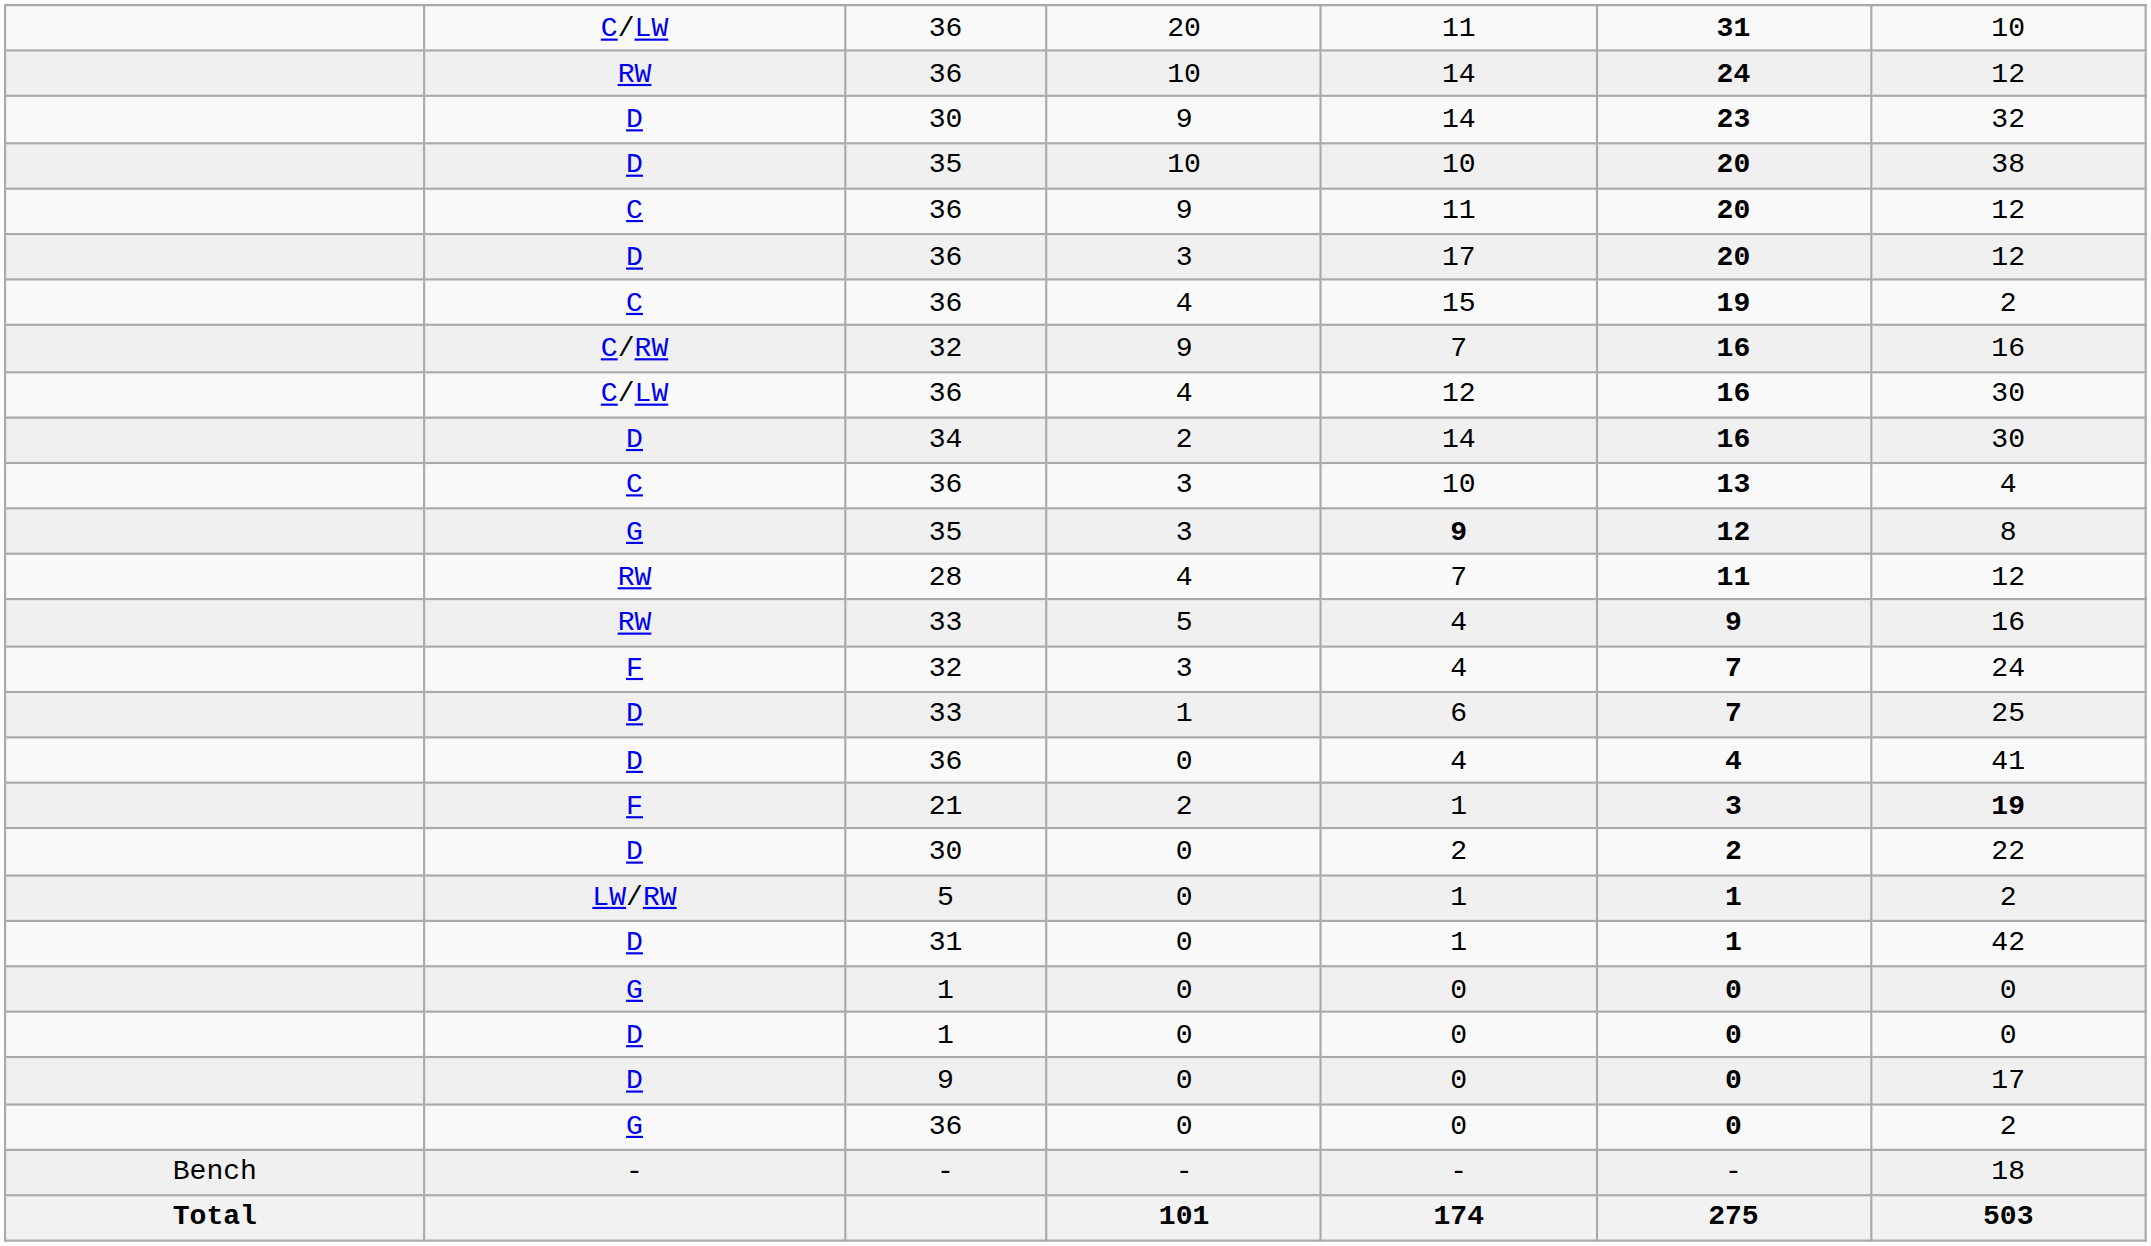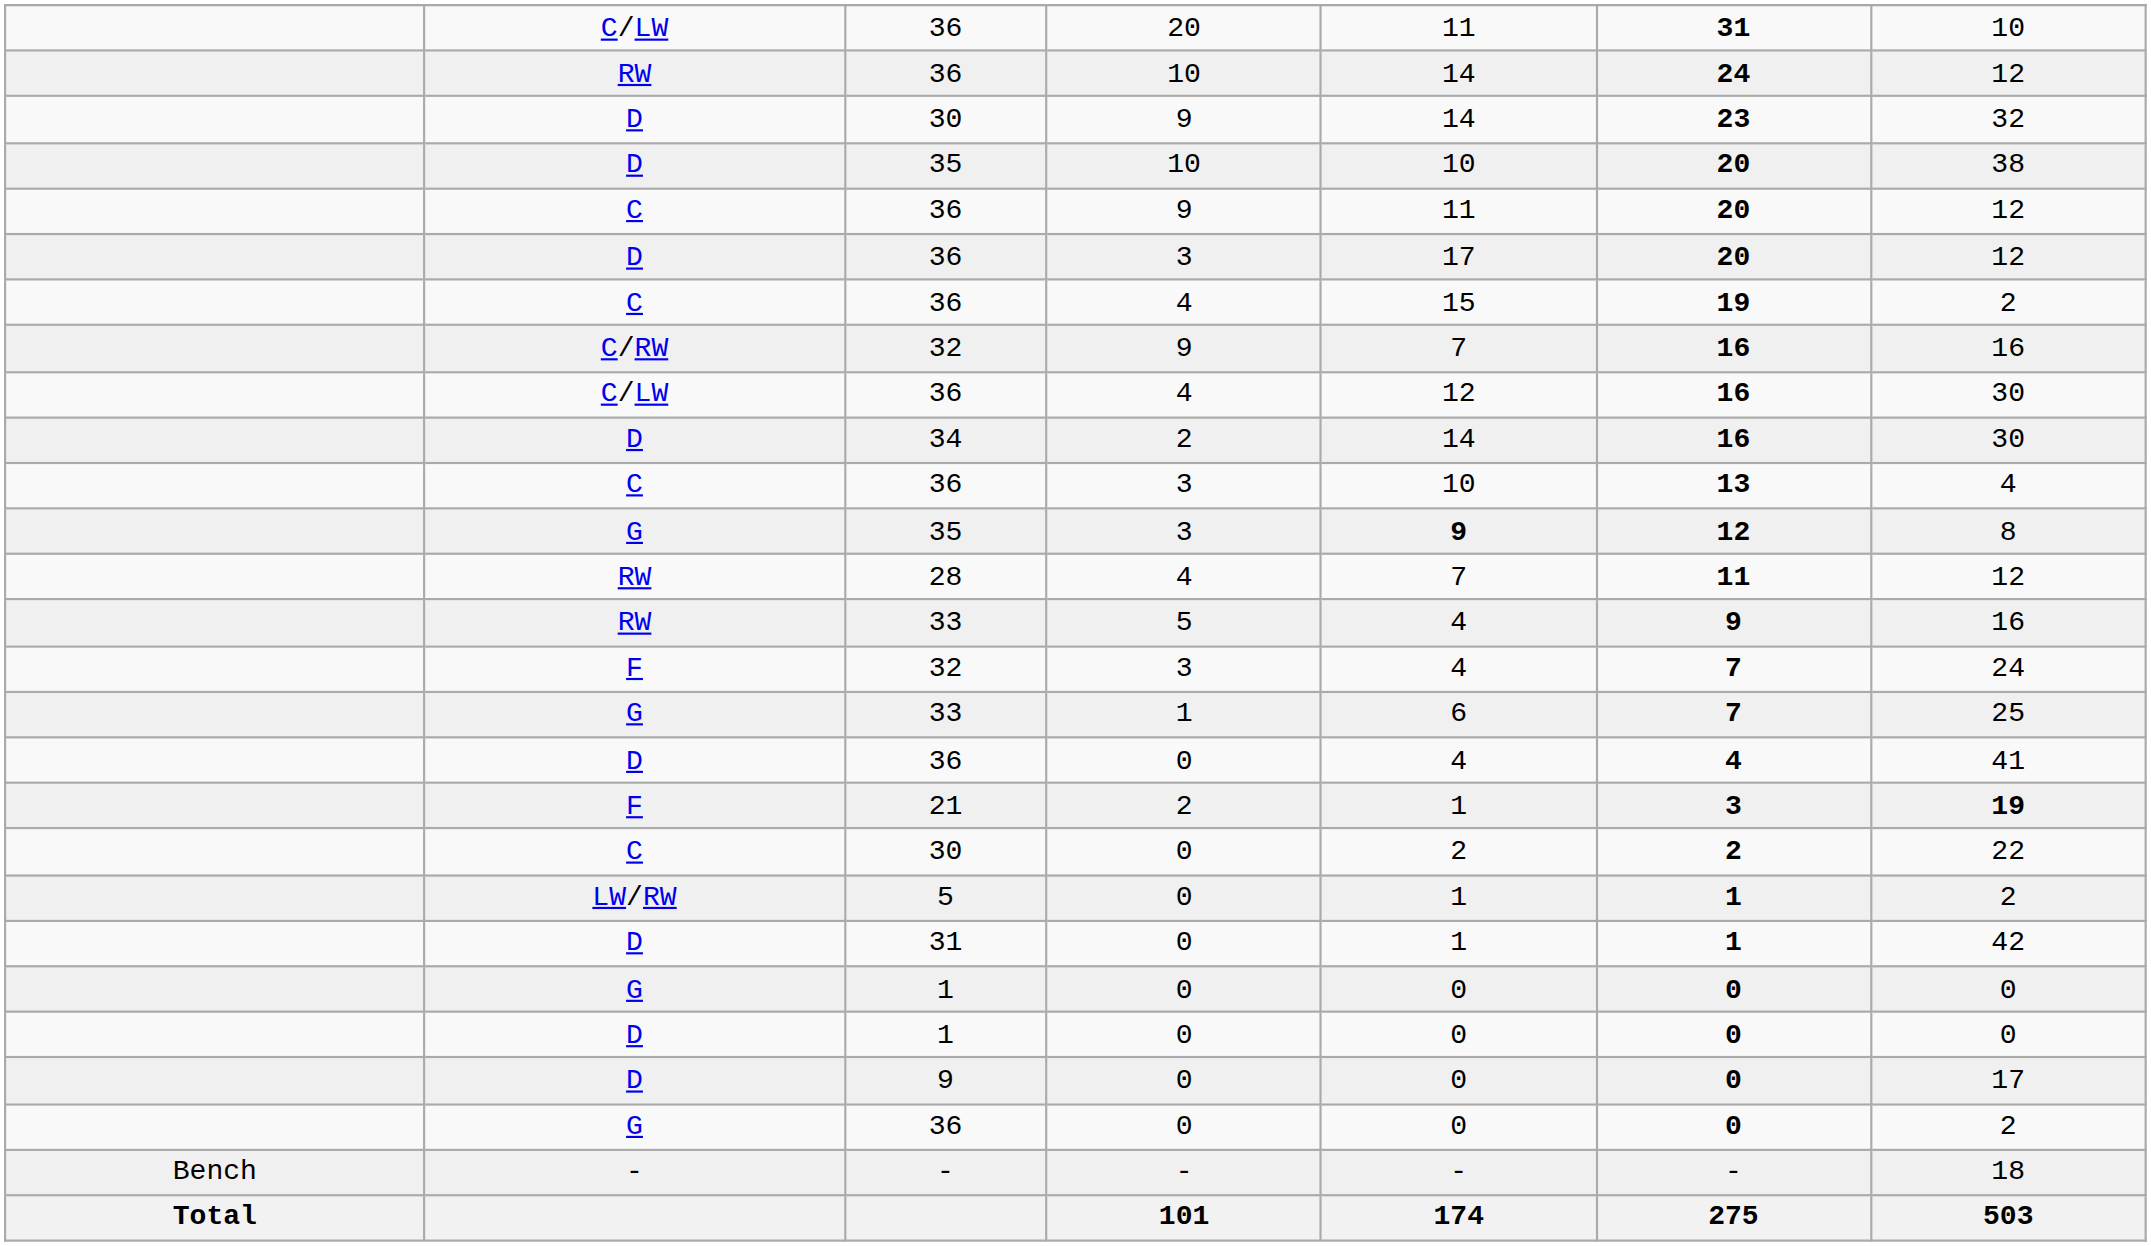(635, 714) D -> (635, 714) G
(635, 852) D -> (635, 852) C
